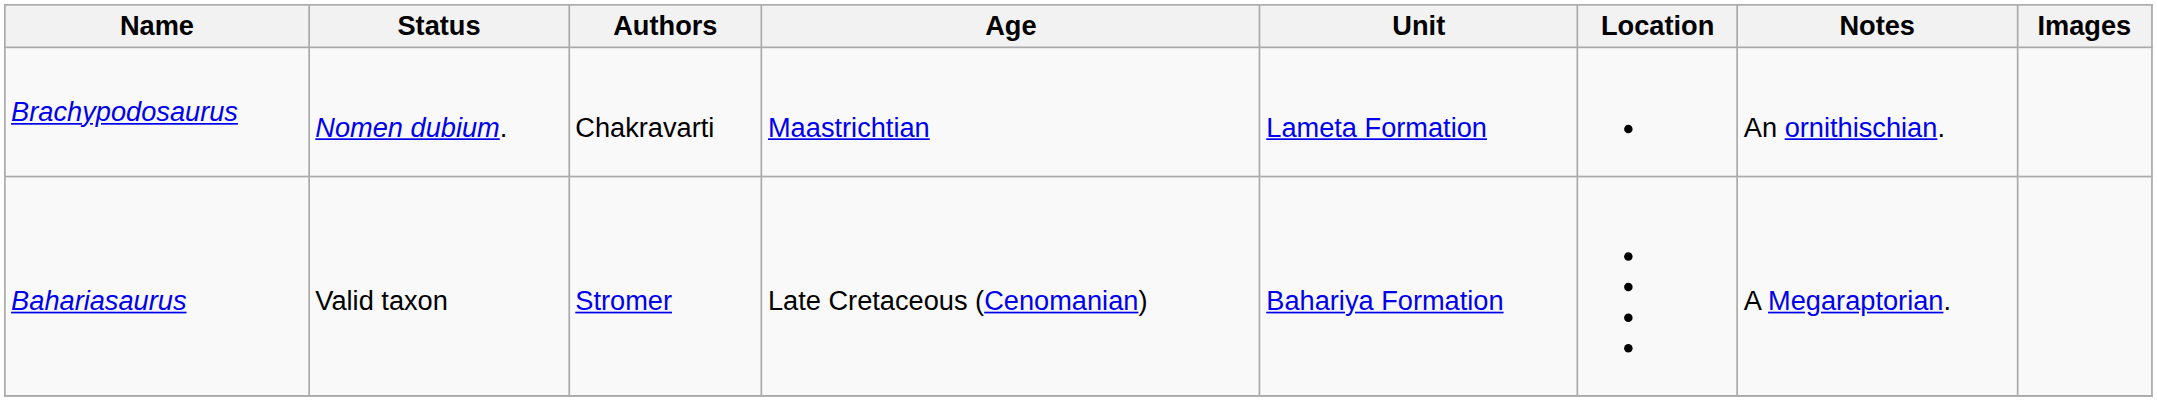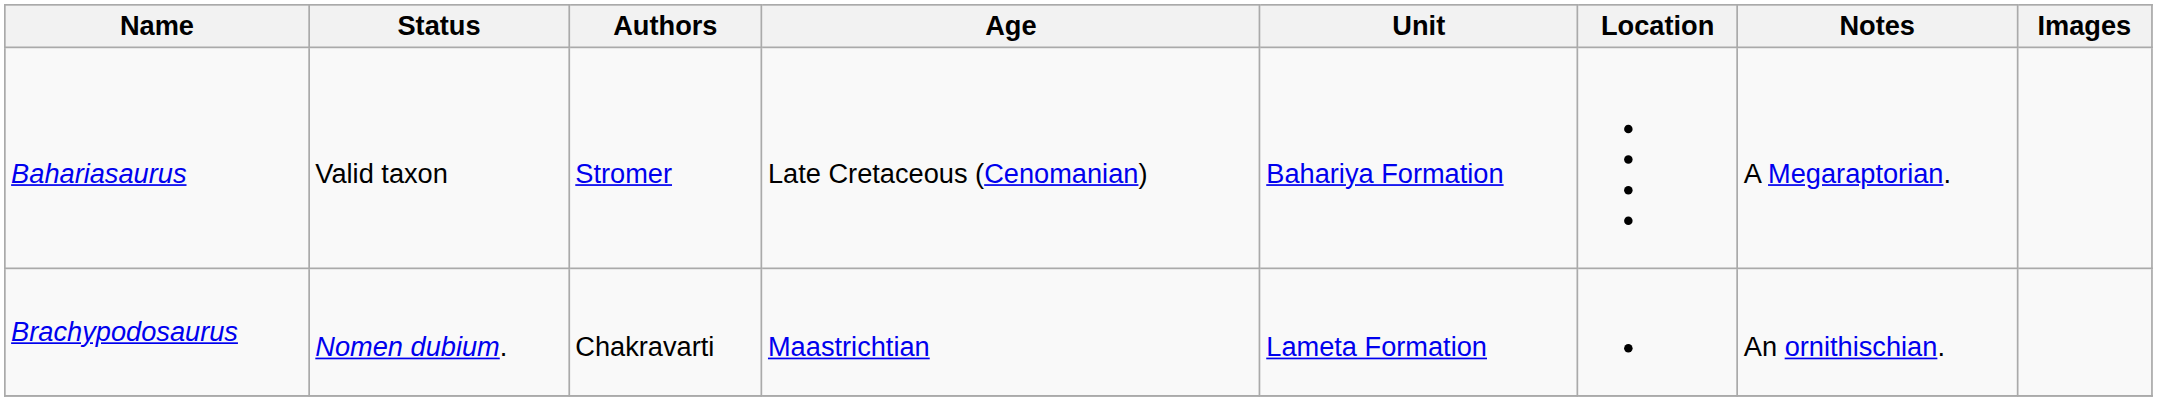rows swapped: (99, 301) <-> (125, 111)
